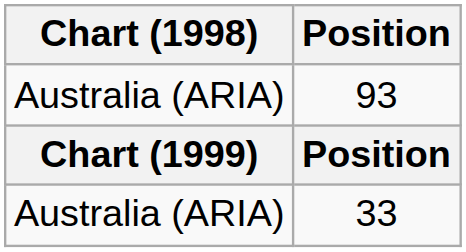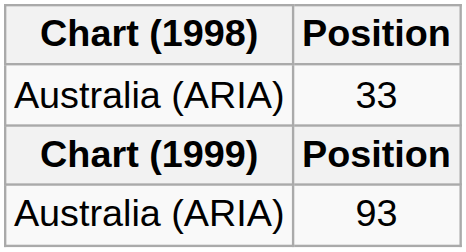rows swapped: (376, 94) <-> (376, 214)
